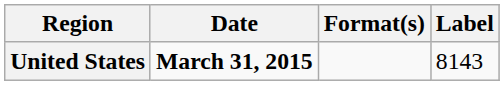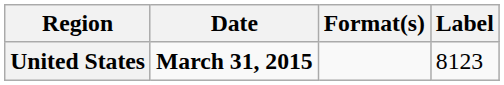(459, 60) 8143 -> (459, 60) 8123
